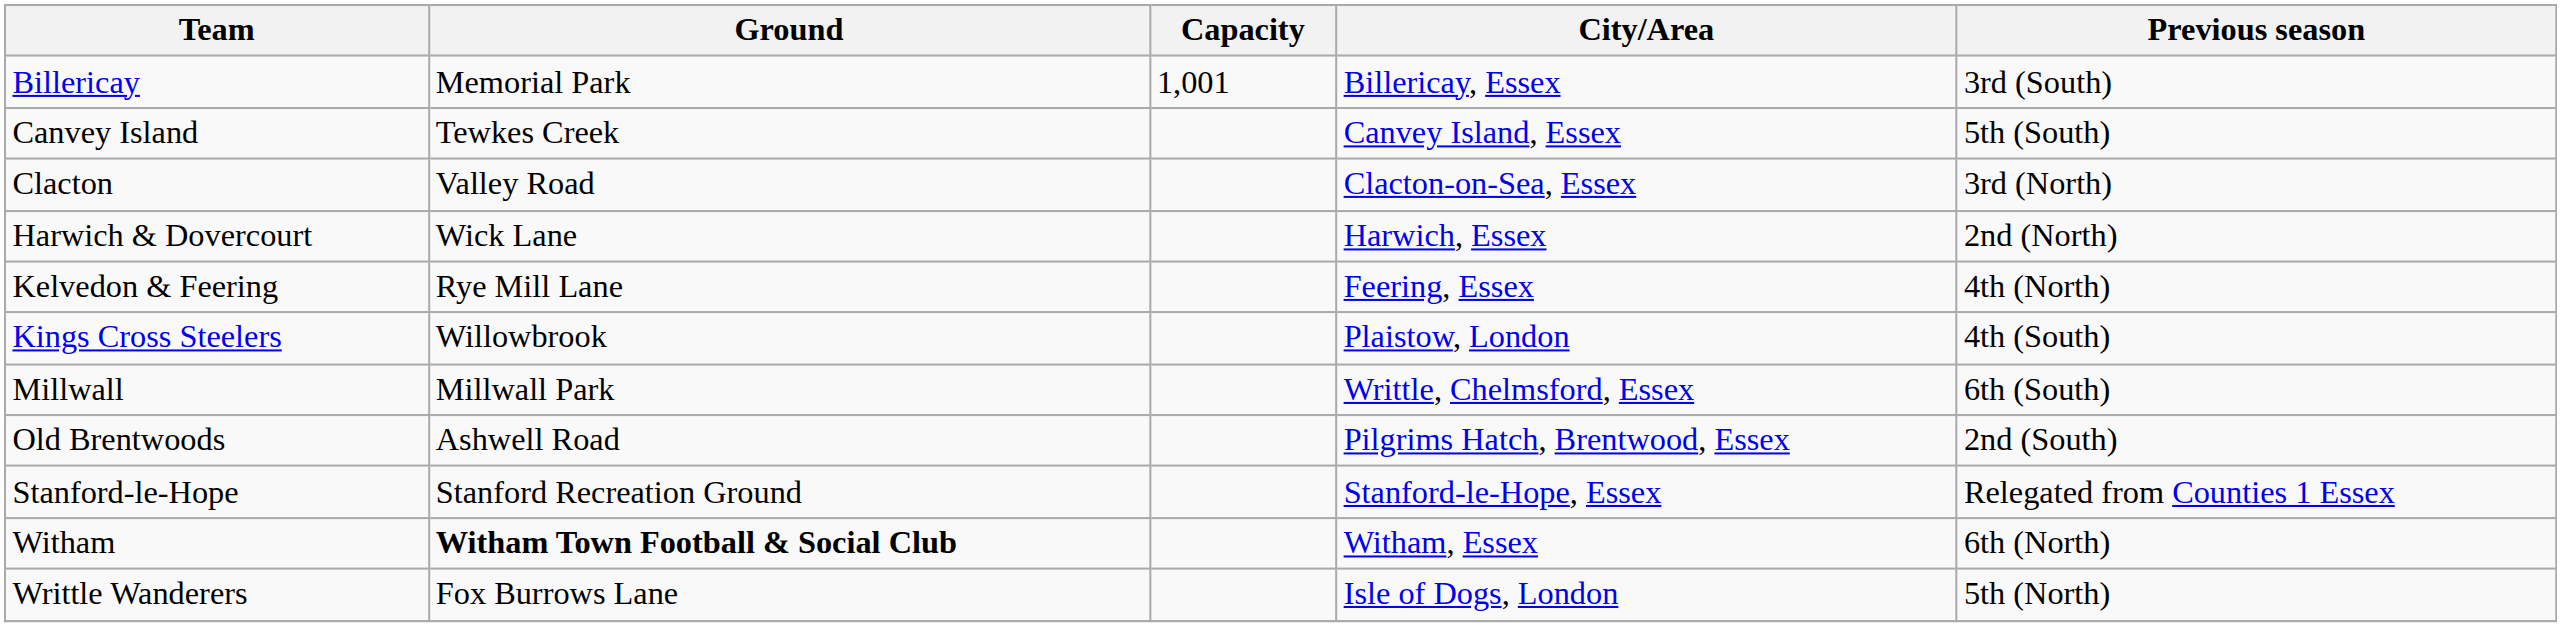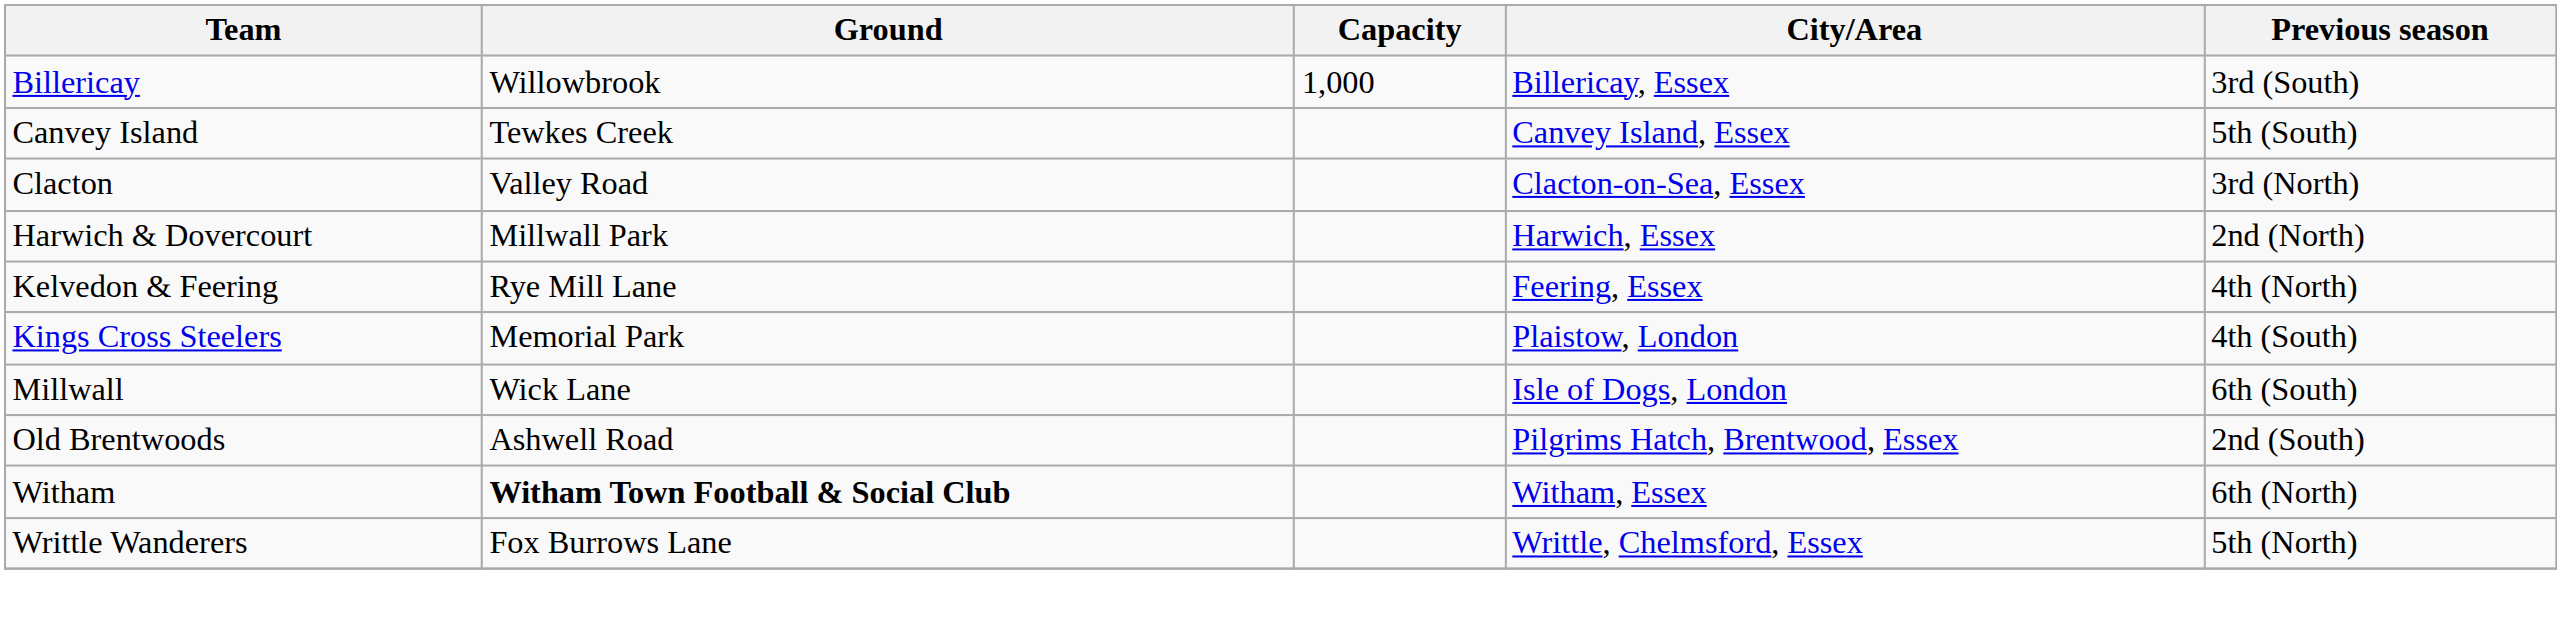(533, 81) Memorial Park -> (575, 81) Willowbrook
(1193, 81) 1,001 -> (1338, 81) 1,000
(506, 235) Wick Lane -> (579, 235) Millwall Park
(521, 337) Willowbrook -> (587, 337) Memorial Park
(525, 388) Millwall Park -> (560, 388) Wick Lane
(1519, 388) Writtle, Chelmsford, Essex -> (1650, 388) Isle of Dogs, London
- row: (126, 491)
(1481, 593) Isle of Dogs, London -> (1688, 542) Writtle, Chelmsford, Essex
